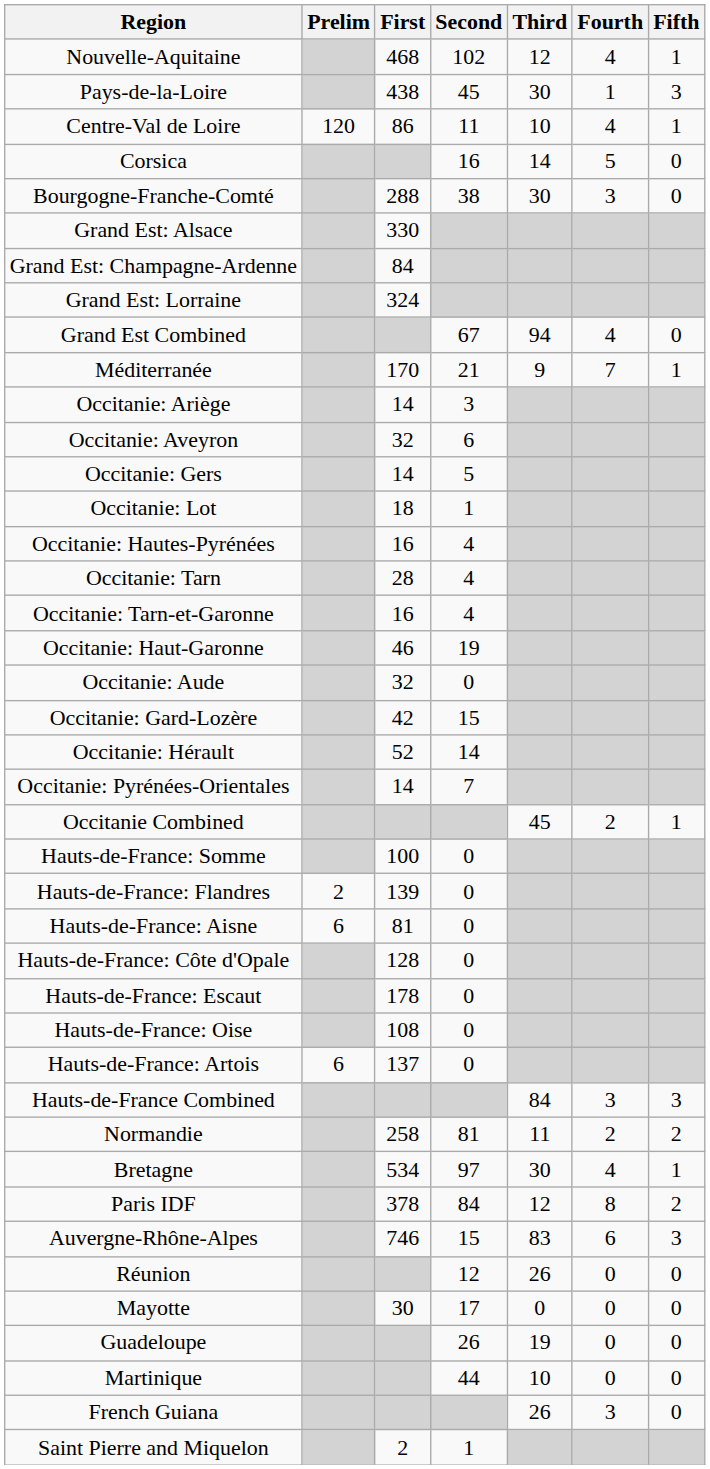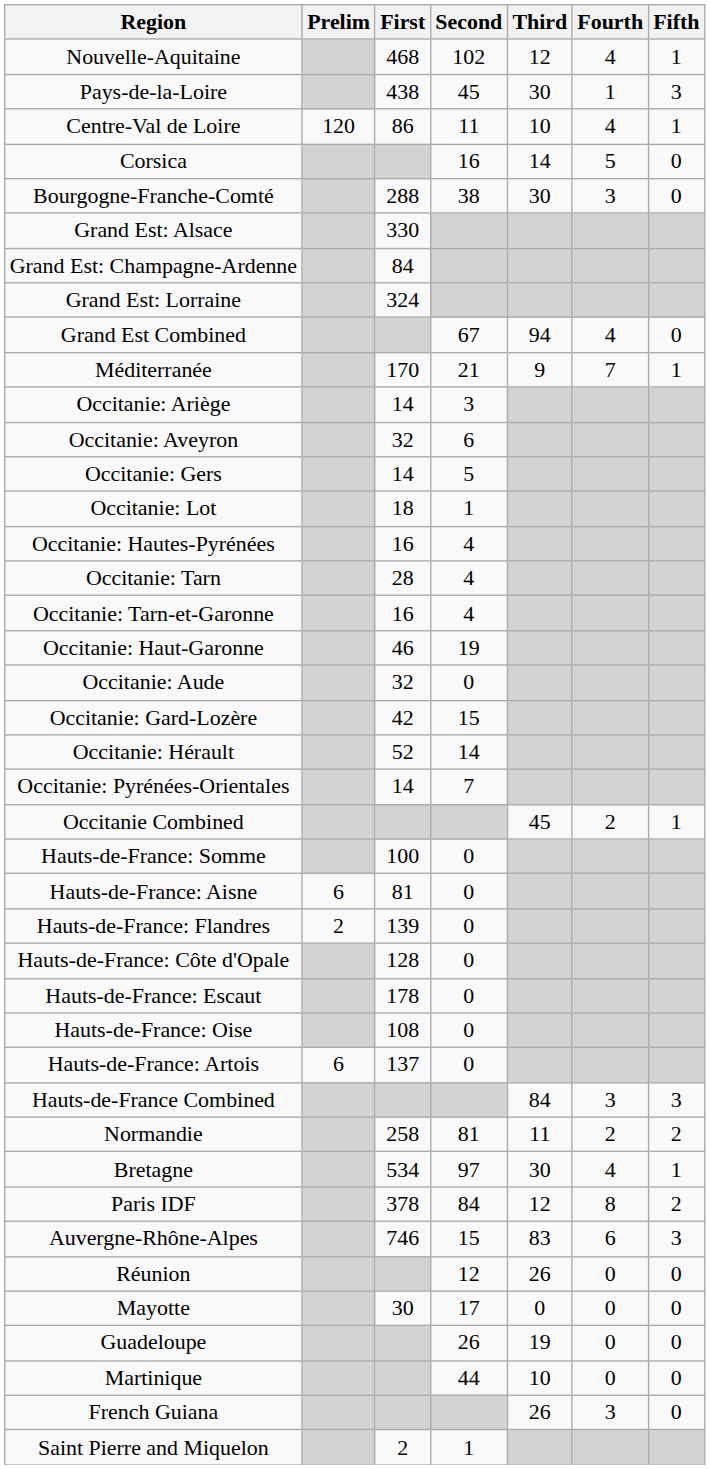rows swapped: (153, 925) <-> (153, 890)
